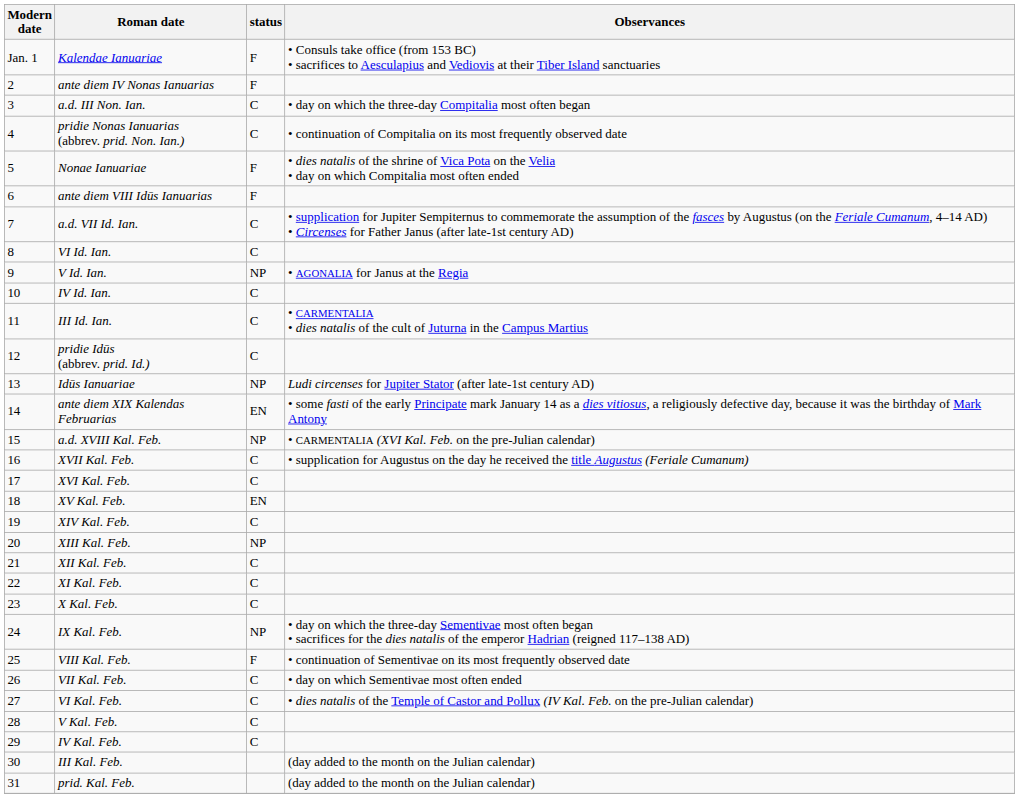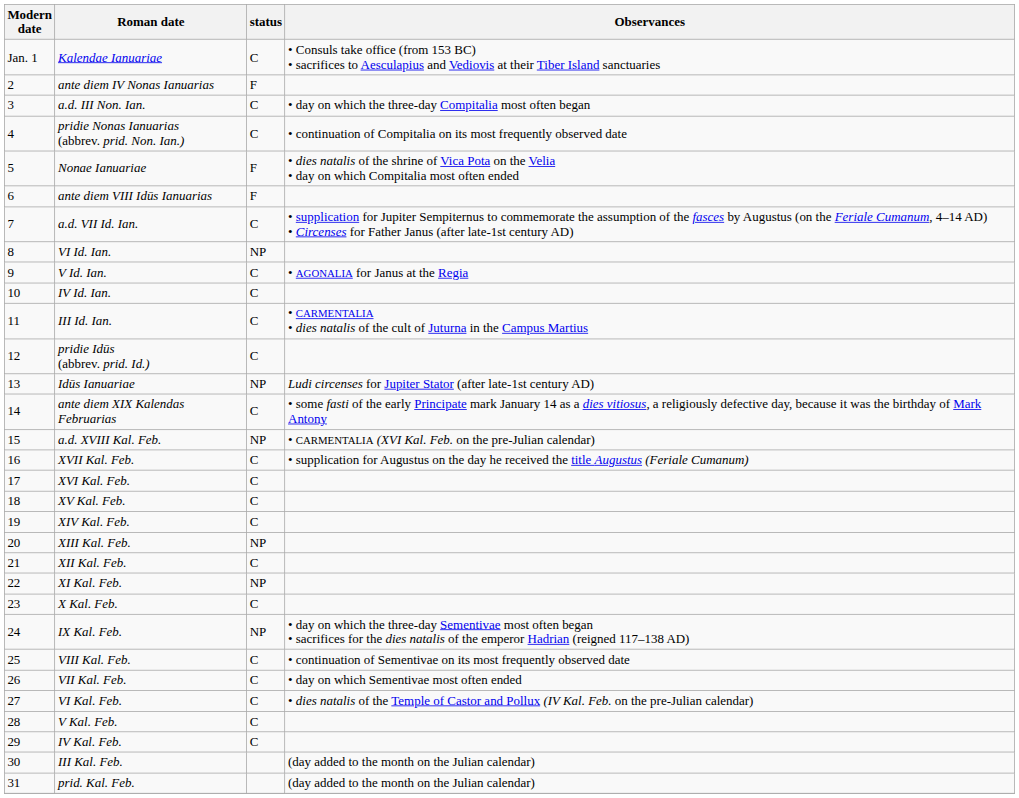(253, 57) F -> (254, 57) C
(254, 252) C -> (258, 252) NP
(258, 272) NP -> (254, 272) C
(258, 411) EN -> (254, 411) C
(258, 501) EN -> (254, 501) C
(254, 583) C -> (258, 583) NP
(253, 659) F -> (254, 659) C
